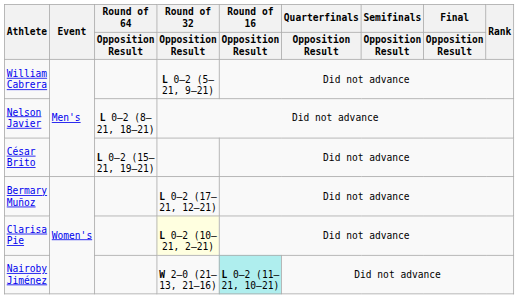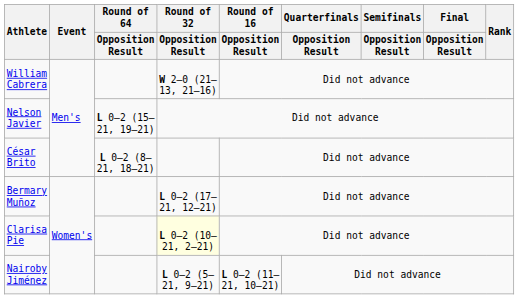(188, 85) L 0–2 (5–21, 9–21) -> (188, 85) W 2–0 (21–13, 21–16)
(126, 124) L 0–2 (8–21, 18–21) -> (126, 124) L 0–2 (15–21, 19–21)
(126, 163) L 0–2 (15–21, 19–21) -> (126, 163) L 0–2 (8–21, 18–21)
(188, 280) W 2–0 (21–13, 21–16) -> (188, 280) L 0–2 (5–21, 9–21)
(250, 280) paleturquoise background -> (250, 280) no background
